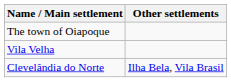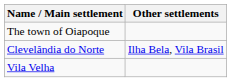rows swapped: (56, 67) <-> (31, 49)
